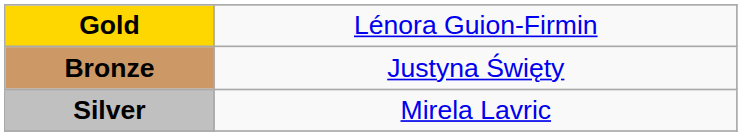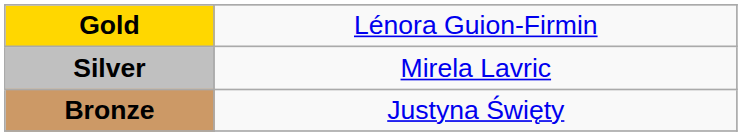rows swapped: (109, 109) <-> (109, 67)
